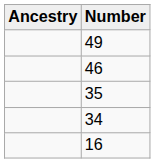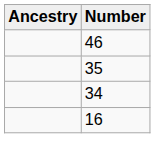- row: (94, 42)
